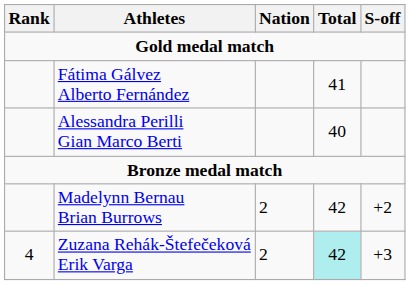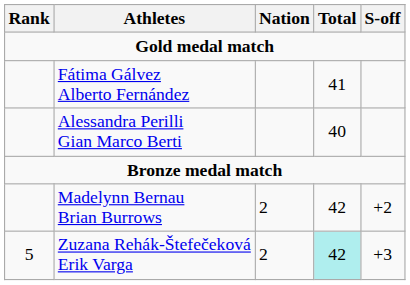(29, 255) 4 -> (29, 255) 5
